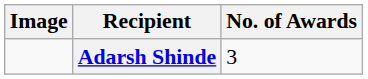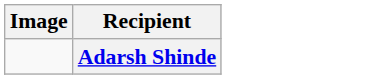- column: (292, 21)
